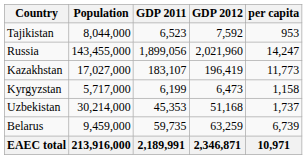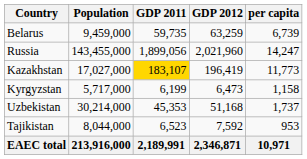rows swapped: (25, 126) <-> (30, 32)
(167, 70) no background -> (167, 70) gold background
